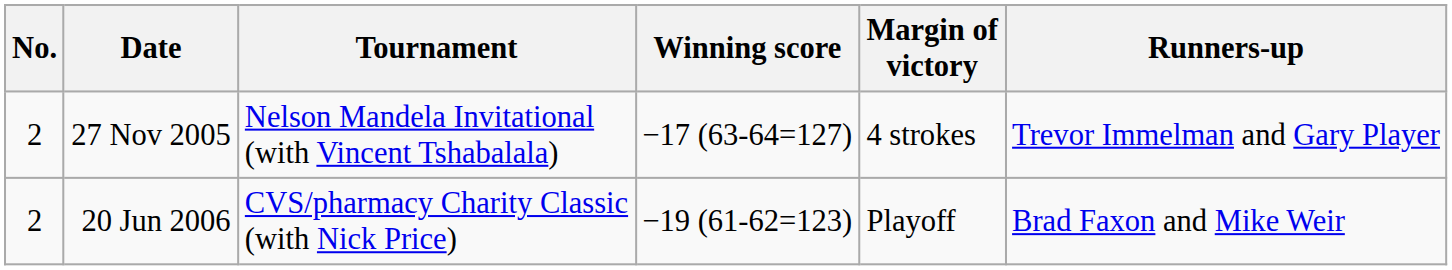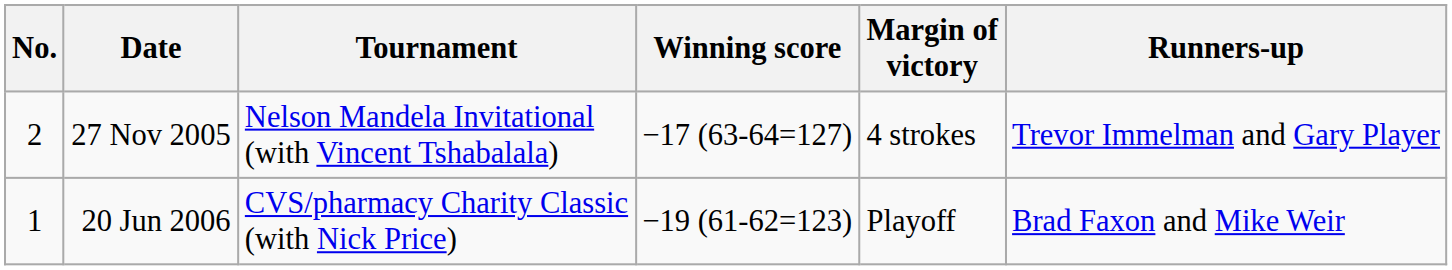(35, 221) 2 -> (35, 221) 1
